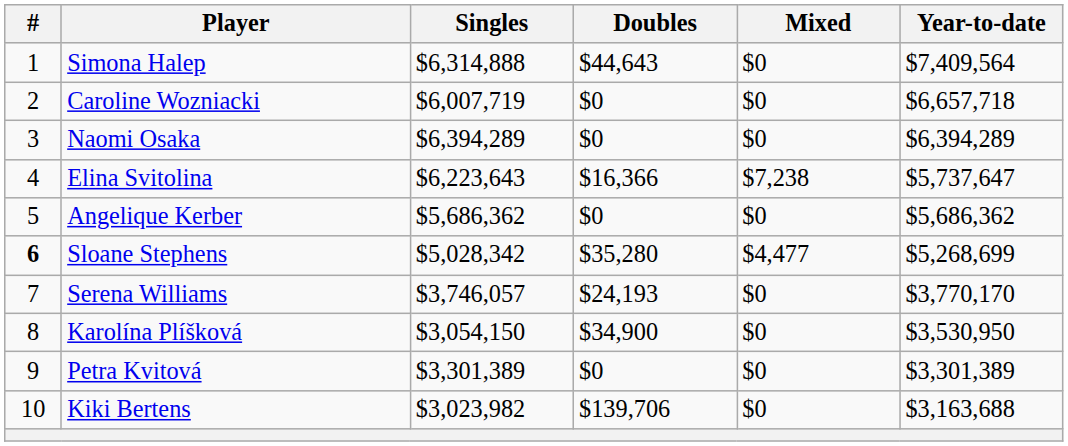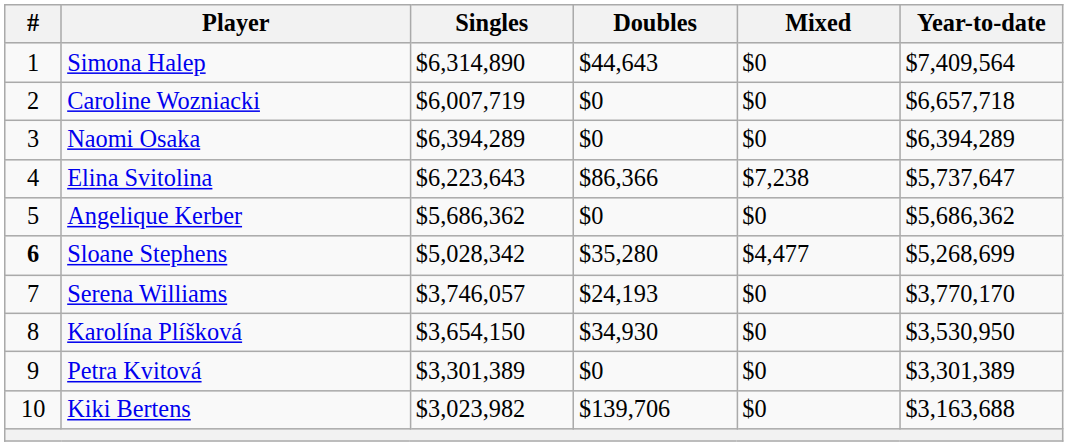(471, 62) $6,314,888 -> (471, 62) $6,314,890
(619, 178) $16,366 -> (619, 178) $86,366
(471, 332) $3,054,150 -> (471, 332) $3,654,150
(619, 332) $34,900 -> (619, 332) $34,930
